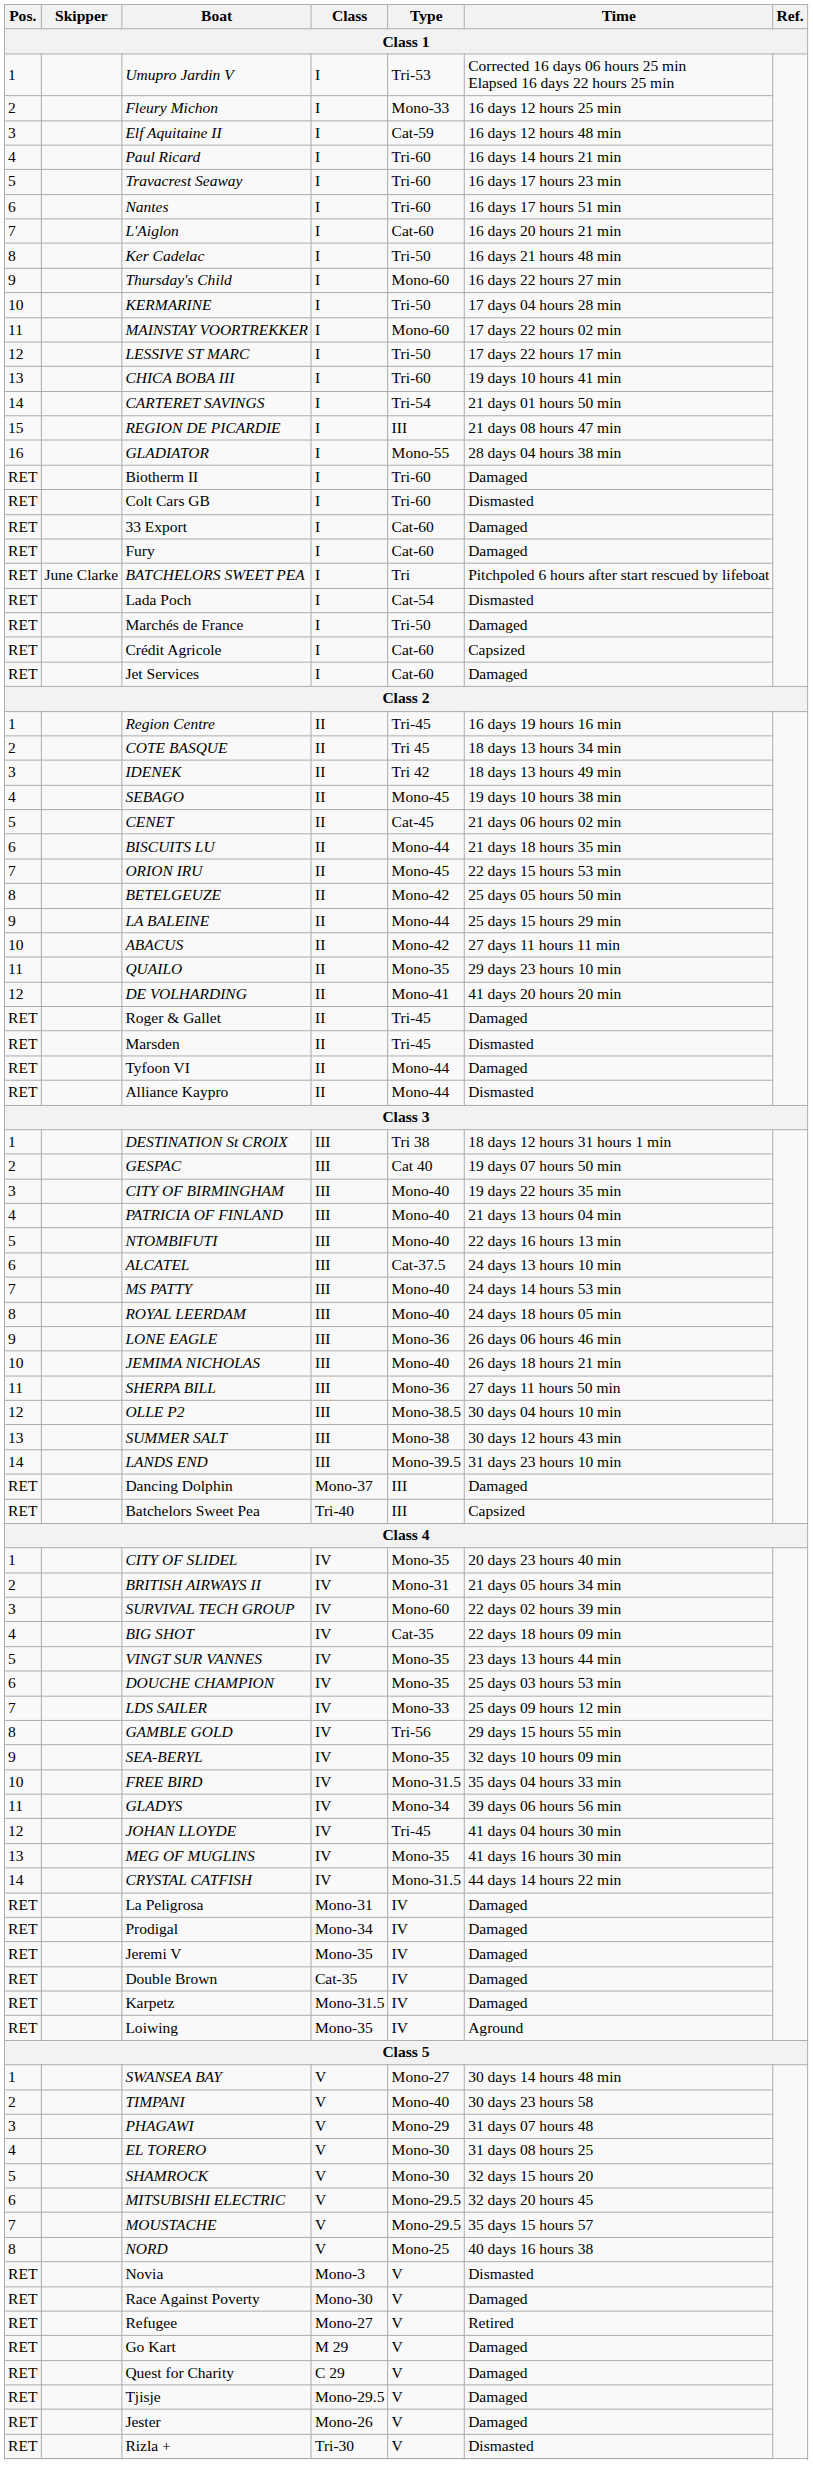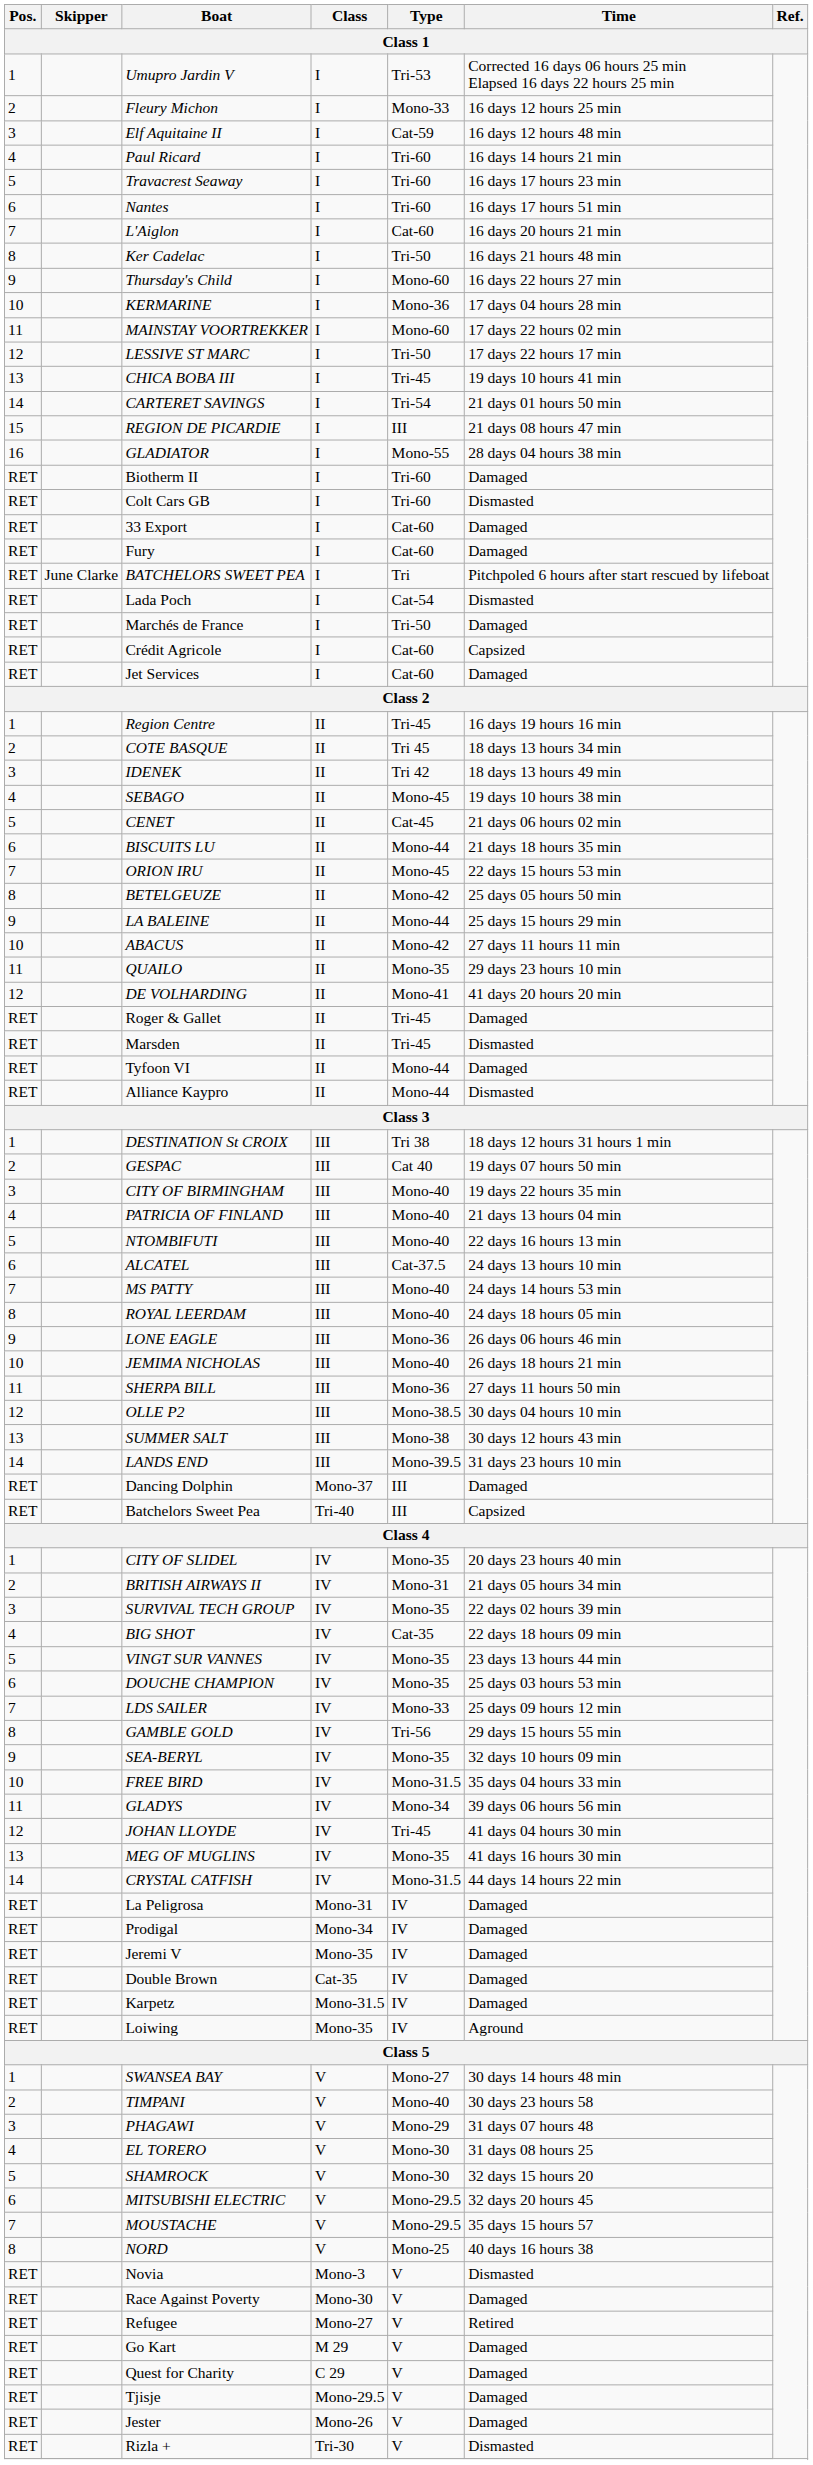(411, 305) Tri-50 -> (420, 305) Mono-36
(411, 378) Tri-60 -> (411, 378) Tri-45
(420, 1609) Mono-60 -> (420, 1609) Mono-35
